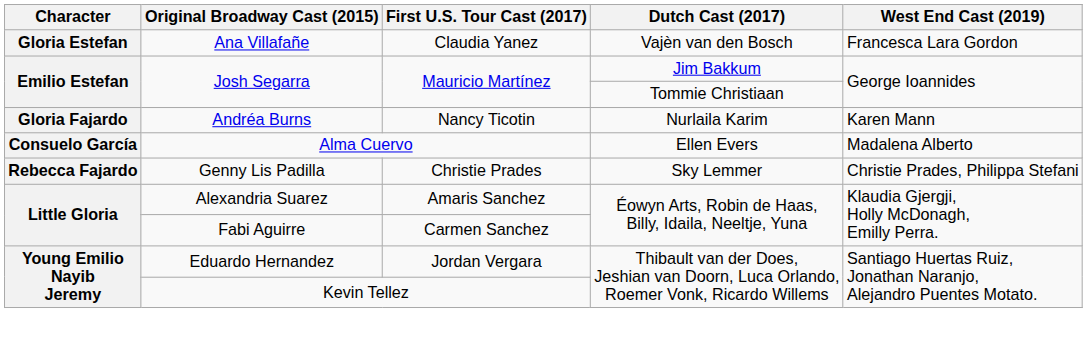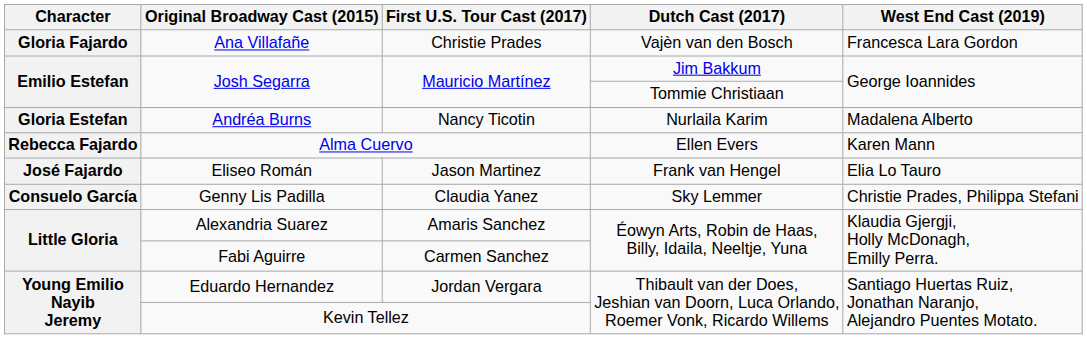(73, 42) Gloria Estefan -> (73, 42) Gloria Fajardo
(486, 42) Claudia Yanez -> (486, 42) Christie Prades
(73, 119) Gloria Fajardo -> (73, 119) Gloria Estefan
(891, 119) Karen Mann -> (910, 119) Madalena Alberto
(73, 145) Consuelo García -> (73, 145) Rebecca Fajardo
(910, 145) Madalena Alberto -> (891, 145) Karen Mann
+ row: (262, 171)
(73, 171) Rebecca Fajardo -> (73, 196) Consuelo García
(486, 171) Christie Prades -> (486, 196) Claudia Yanez
